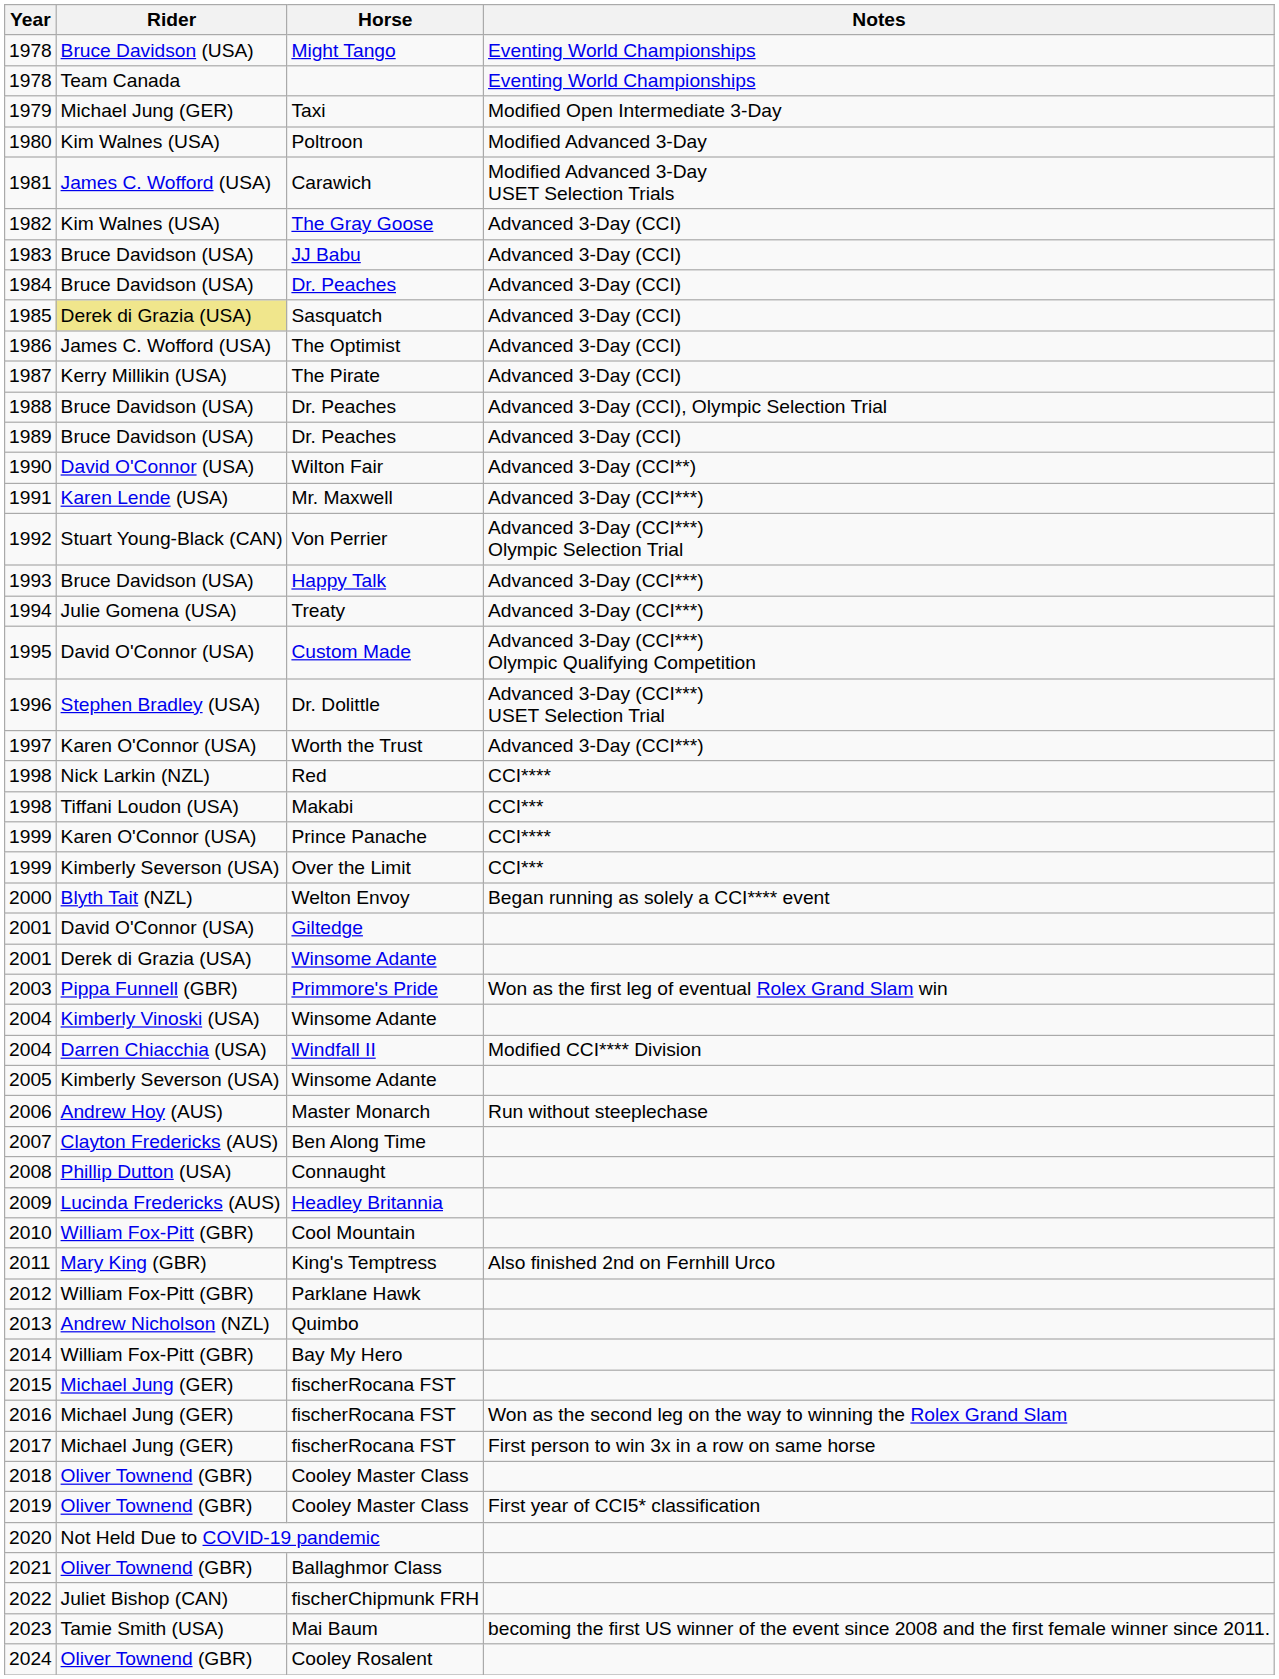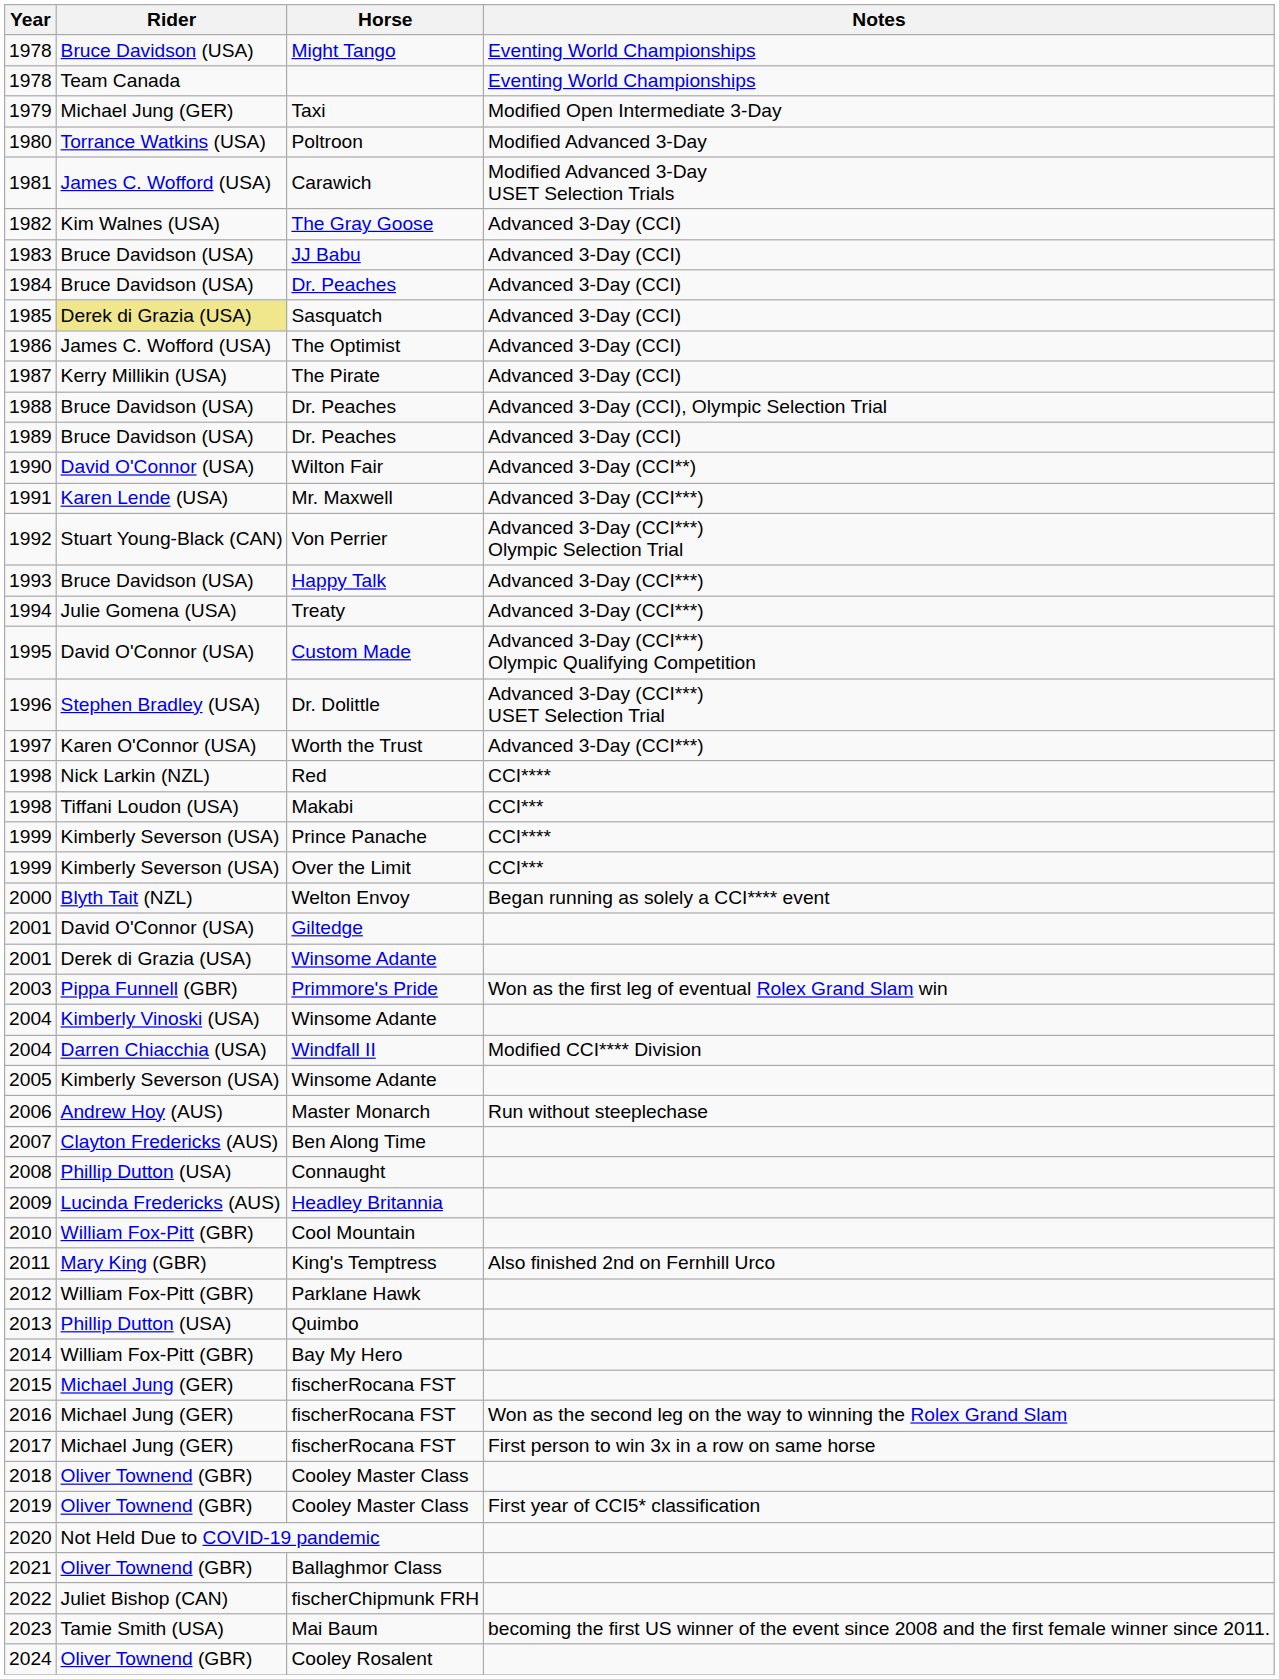(140, 141) Kim Walnes (USA) -> (163, 141) Torrance Watkins (USA)
(158, 836) Karen O'Connor (USA) -> (170, 836) Kimberly Severson (USA)
(165, 1324) Andrew Nicholson (NZL) -> (146, 1324) Phillip Dutton (USA)
